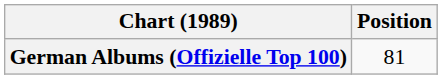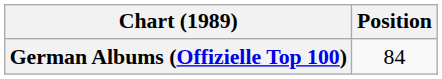(394, 56) 81 -> (394, 56) 84
